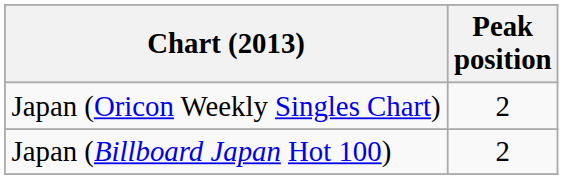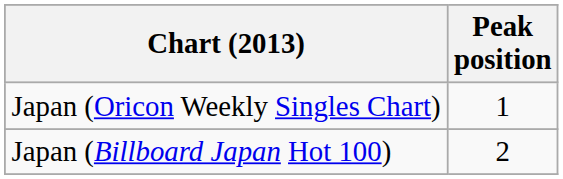(503, 105) 2 -> (503, 105) 1
